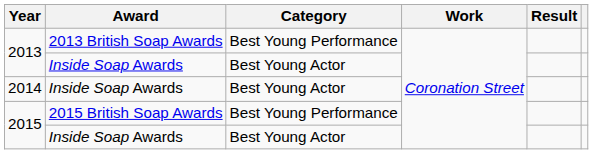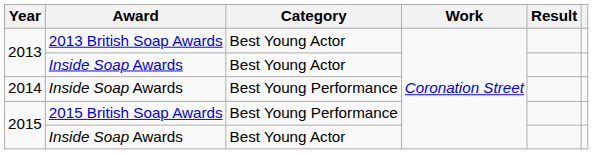(314, 40) Best Young Performance -> (287, 40) Best Young Actor
(287, 88) Best Young Actor -> (314, 88) Best Young Performance
